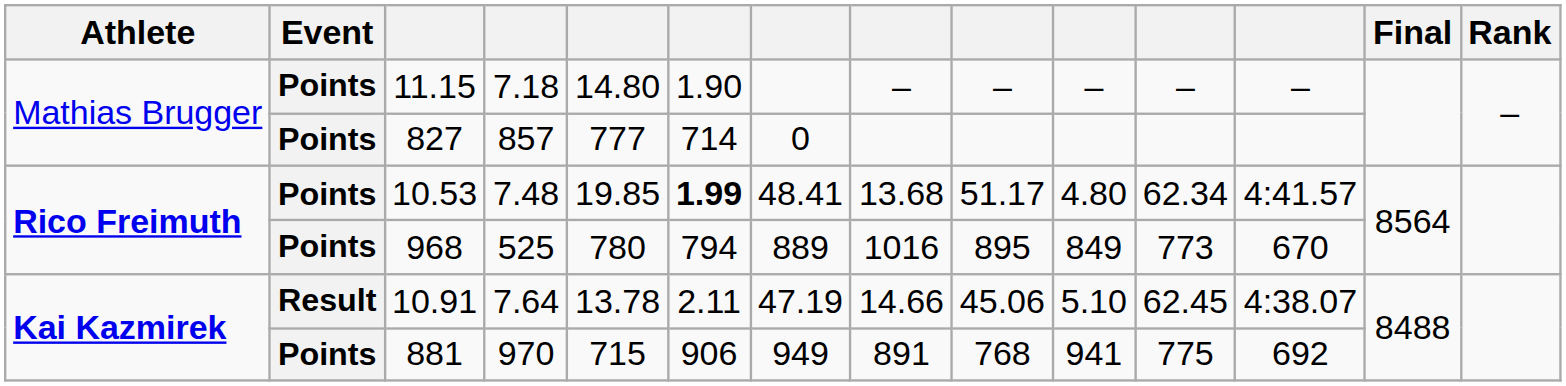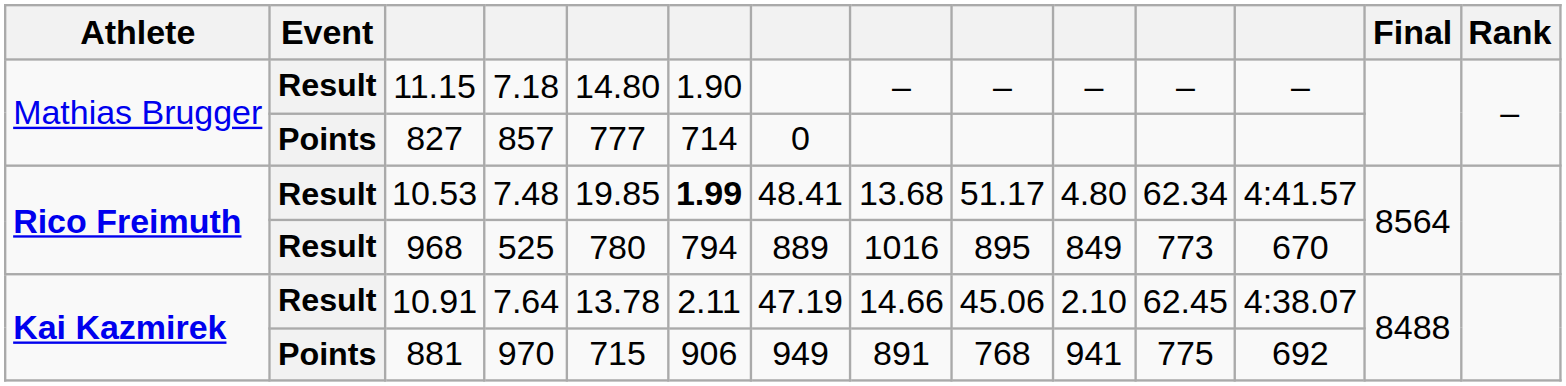(327, 86) Points -> (327, 86) Result
(327, 193) Points -> (327, 193) Result
(327, 247) Points -> (327, 247) Result
(1094, 301) 5.10 -> (1094, 301) 2.10
